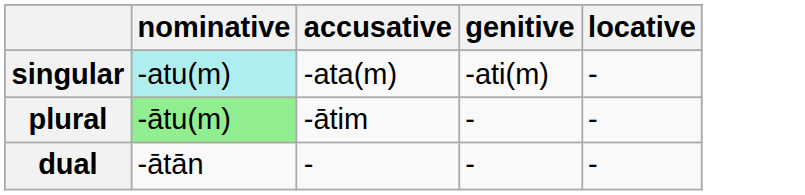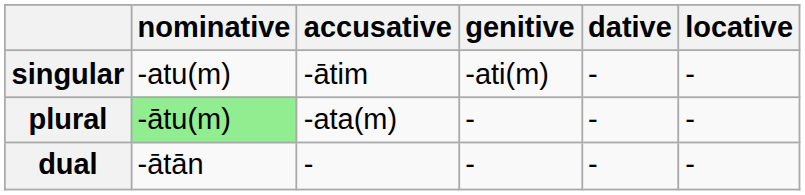+ column: (630, 27)
(184, 73) paleturquoise background -> (184, 73) no background
(350, 73) -ata(m) -> (336, 73) -ātim
(336, 119) -ātim -> (350, 119) -ata(m)
